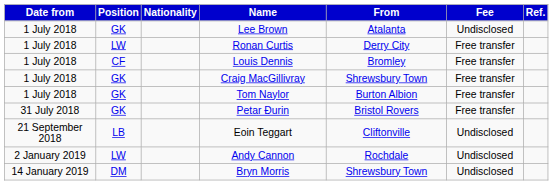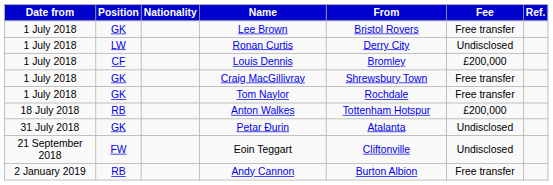(386, 29) Atalanta -> (386, 29) Bristol Rovers
(485, 29) Undisclosed -> (485, 29) Free transfer
(485, 46) Free transfer -> (485, 46) Undisclosed
(485, 62) Free transfer -> (485, 62) £200,000
(386, 95) Burton Albion -> (386, 95) Rochdale
+ row: (263, 111)
(386, 111) Bristol Rovers -> (386, 128) Atalanta
(485, 111) Free transfer -> (485, 128) Undisclosed
(118, 133) LB -> (118, 150) FW
(118, 156) LW -> (118, 172) RB
(386, 156) Rochdale -> (386, 172) Burton Albion
(485, 156) Undisclosed -> (485, 172) Free transfer
- row: (263, 172)
